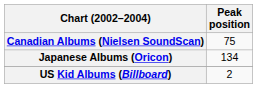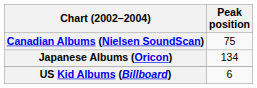(230, 74) 2 -> (230, 74) 6
